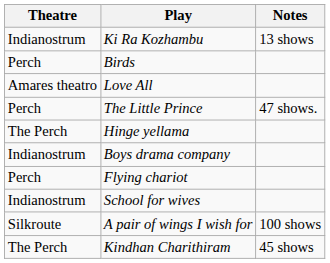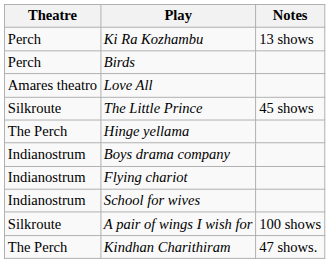(47, 39) Indianostrum -> (24, 39) Perch
(24, 108) Perch -> (35, 108) Silkroute
(288, 108) 47 shows. -> (286, 108) 45 shows
(24, 177) Perch -> (47, 177) Indianostrum
(286, 246) 45 shows -> (288, 246) 47 shows.
